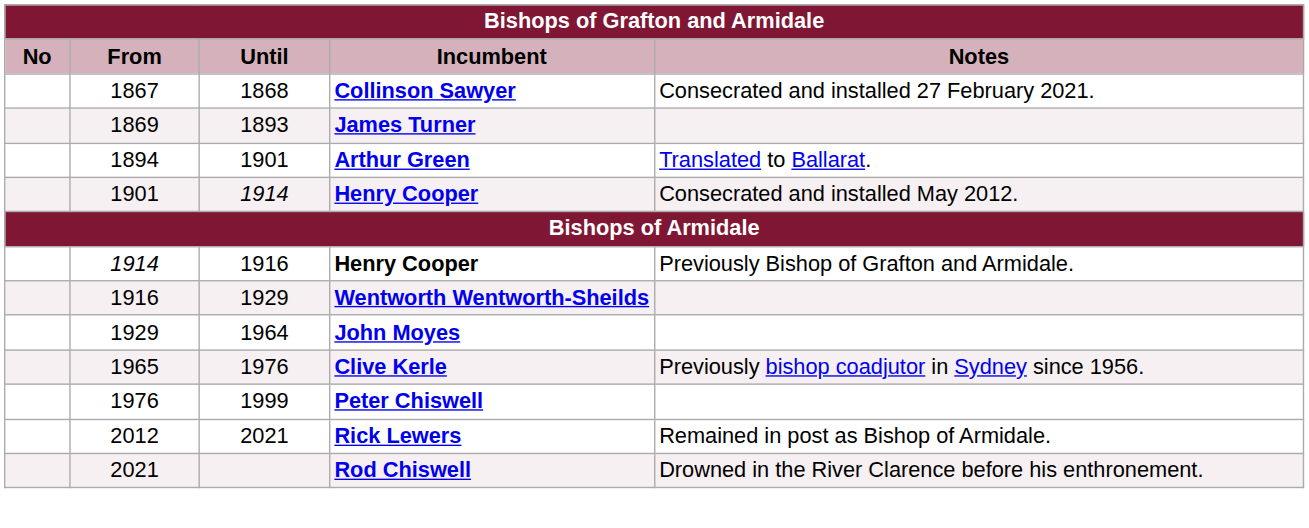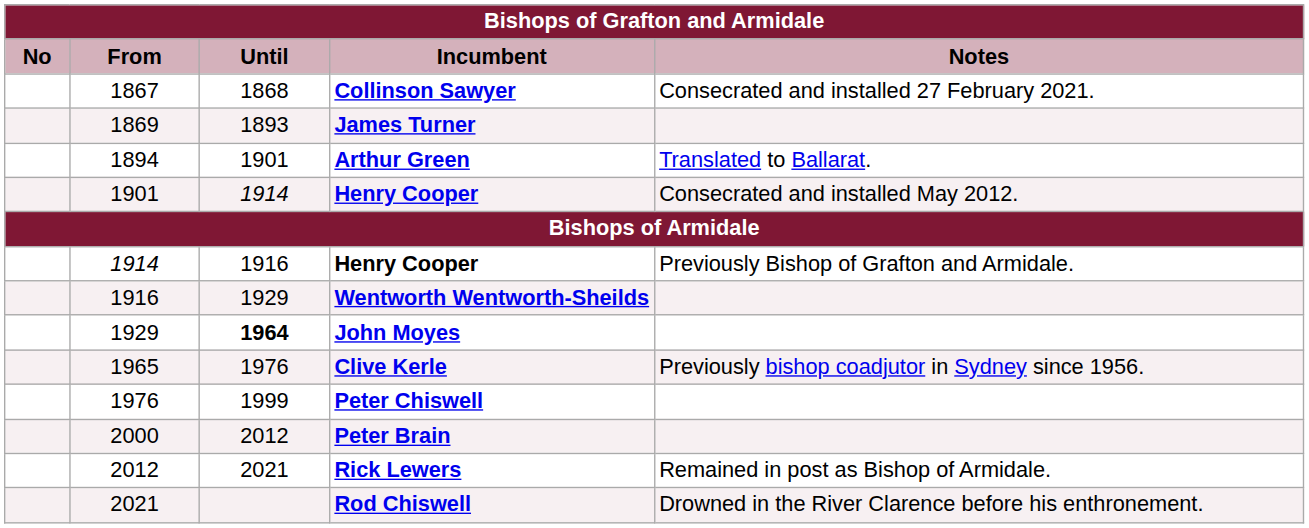(264, 332) normal -> (264, 332) bold
+ row: (135, 435)
